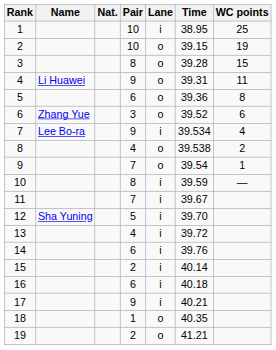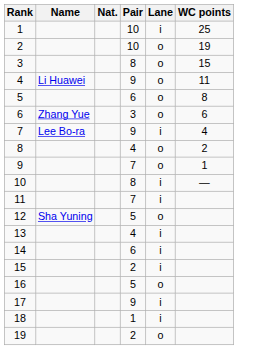- column: (194, 13)
(160, 217) i -> (160, 217) o
(133, 285) 6 -> (133, 285) 5
(160, 285) i -> (160, 285) o
(160, 319) o -> (160, 319) i
